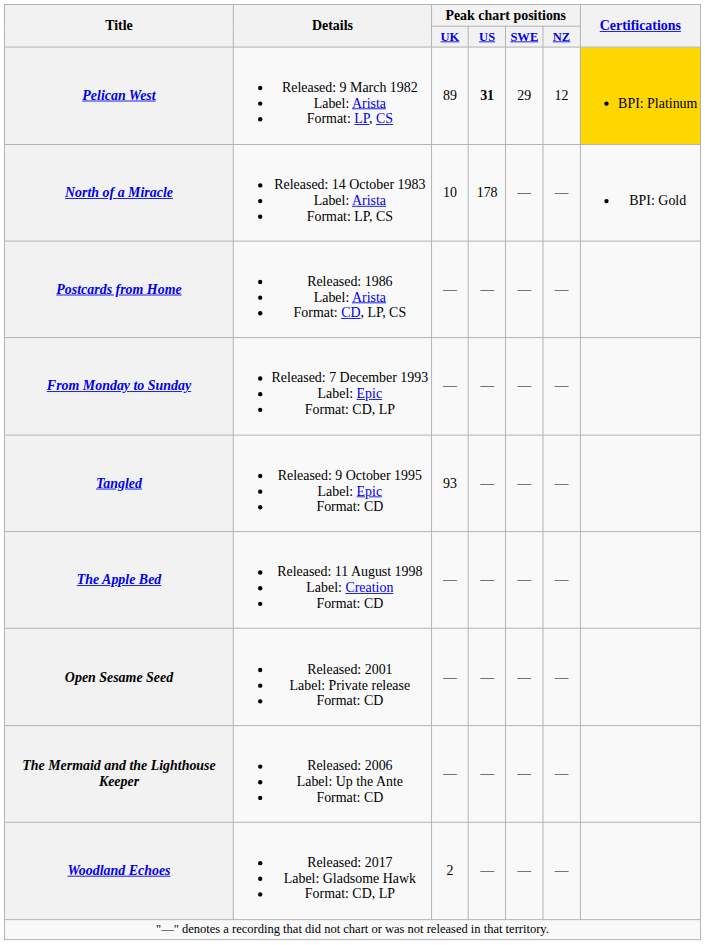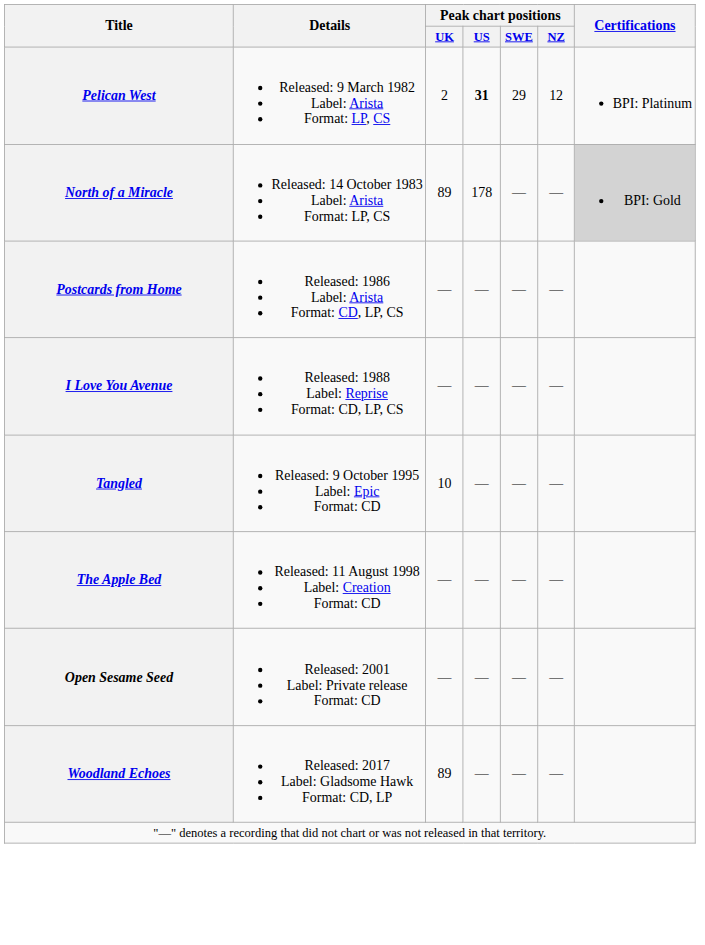(450, 95) 89 -> (445, 95) 2
(640, 103) gold background -> (635, 103) no background
(450, 192) 10 -> (445, 192) 89
(640, 200) no background -> (635, 200) lightgrey background
+ row: (119, 386)
- row: (119, 386)
(450, 483) 93 -> (445, 483) 10
- row: (119, 773)
(450, 870) 2 -> (445, 773) 89
